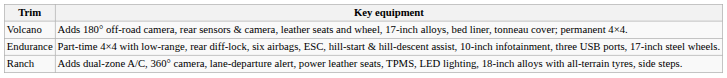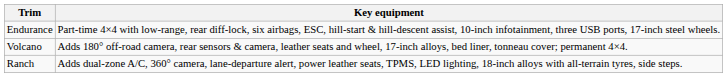rows swapped: (30, 47) <-> (24, 30)
